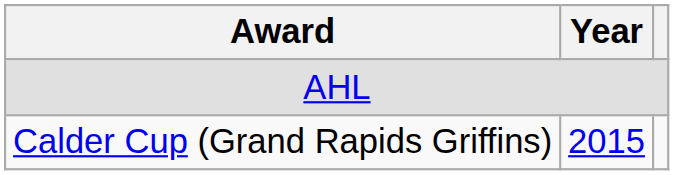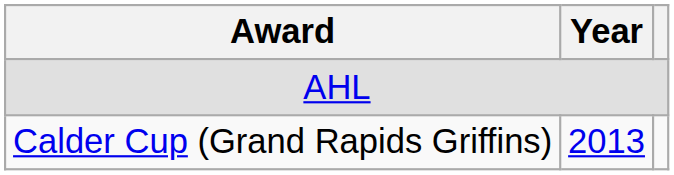(607, 141) 2015 -> (607, 141) 2013
